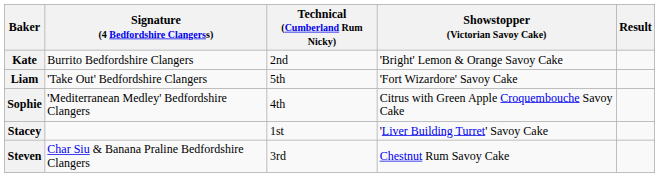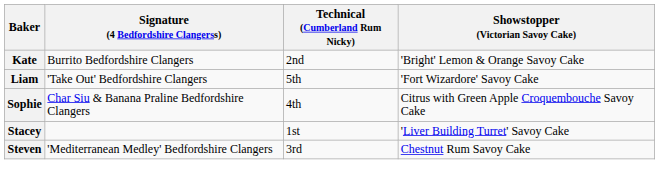- column: (636, 27)
(137, 104) 'Mediterranean Medley' Bedfordshire Clangers -> (146, 104) Char Siu & Banana Praline Bedfordshire Clangers
(146, 156) Char Siu & Banana Praline Bedfordshire Clangers -> (160, 149) 'Mediterranean Medley' Bedfordshire Clangers
